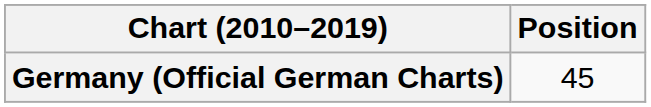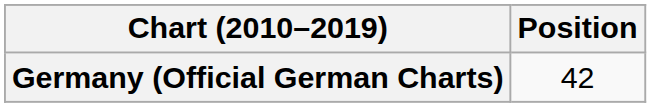(578, 76) 45 -> (578, 76) 42
